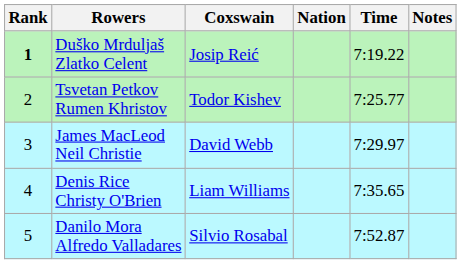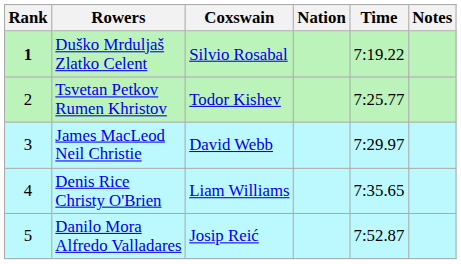(224, 53) Josip Reić -> (238, 53) Silvio Rosabal
(238, 236) Silvio Rosabal -> (224, 236) Josip Reić
